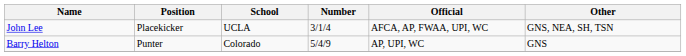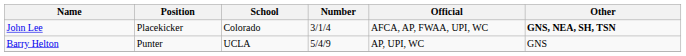(237, 28) UCLA -> (242, 28) Colorado
(570, 28) normal -> (571, 28) bold
(242, 43) Colorado -> (237, 43) UCLA
